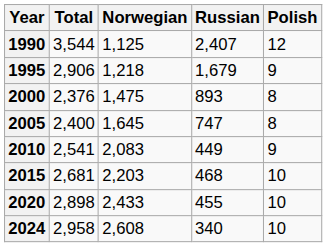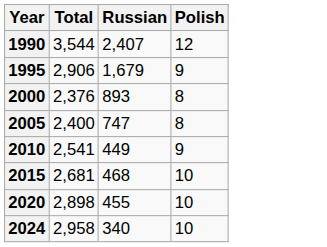- column: (145, 17)
